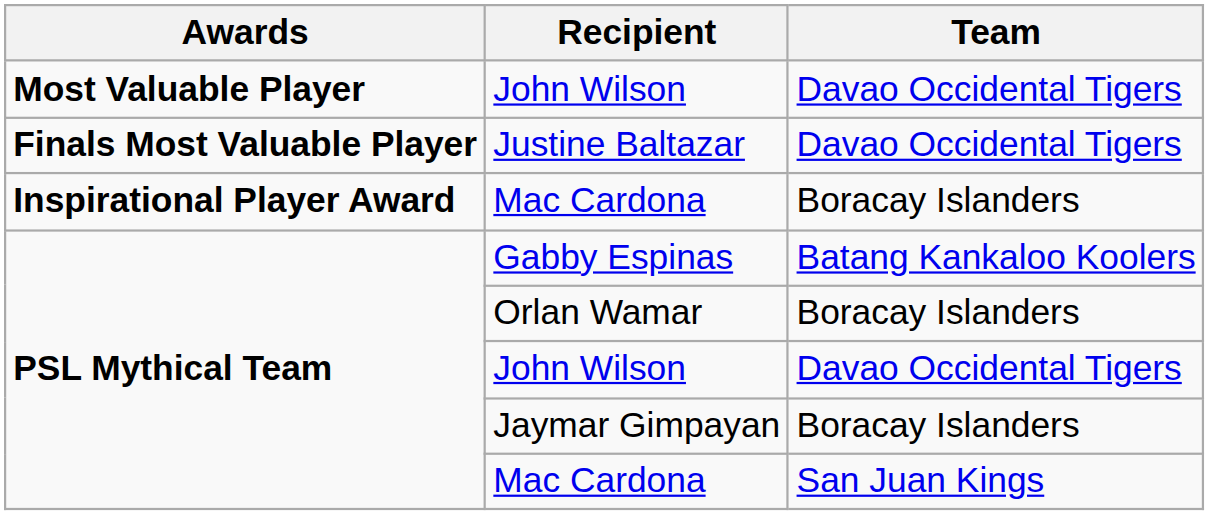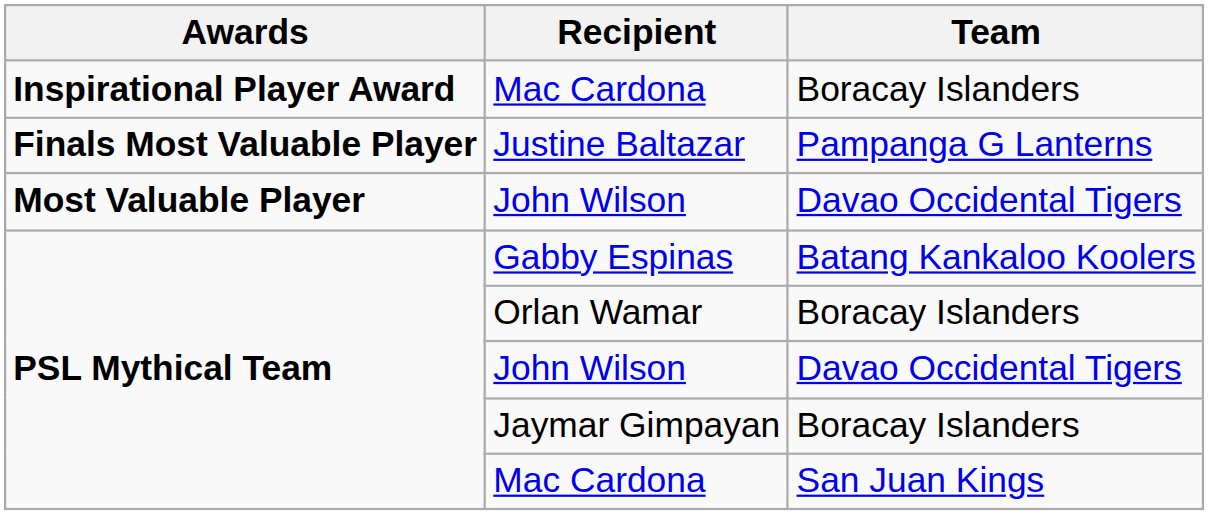rows swapped: (189, 88) <-> (234, 200)
(989, 144) Davao Occidental Tigers -> (974, 144) Pampanga G Lanterns
